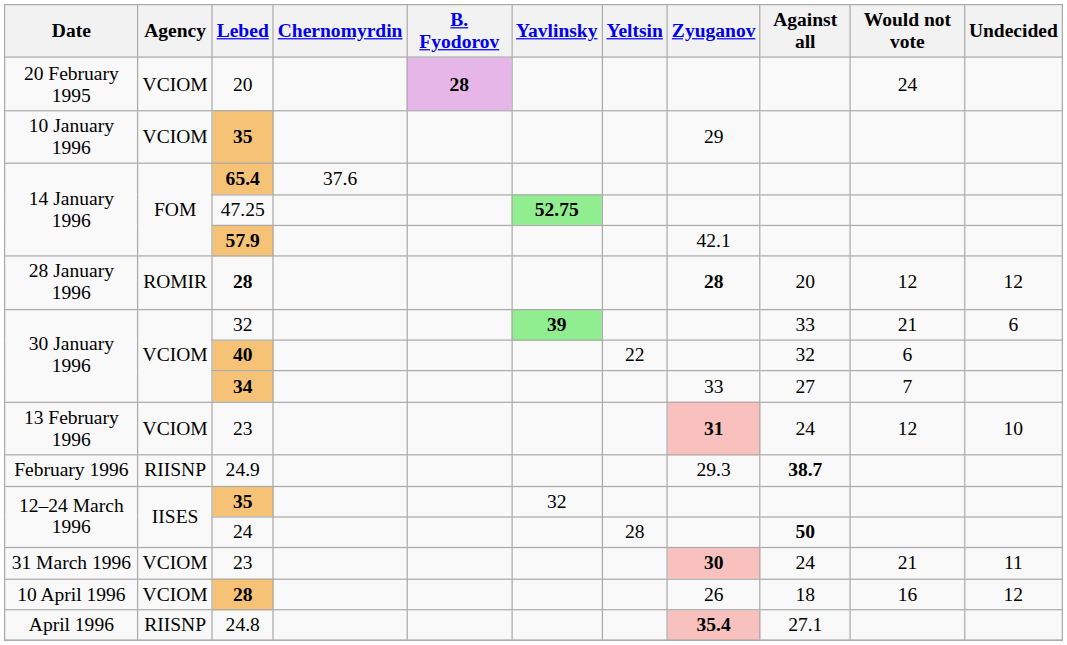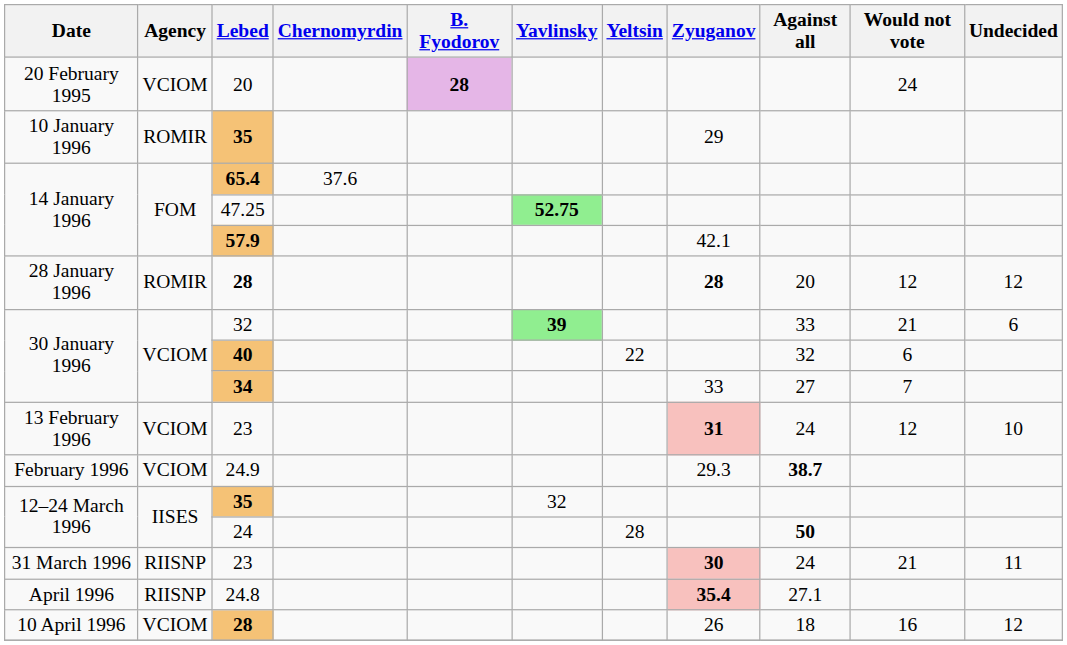(175, 136) VCIOM -> (175, 136) ROMIR
(175, 470) RIISNP -> (175, 470) VCIOM
(175, 563) VCIOM -> (175, 563) RIISNP
rows swapped: (71, 594) <-> (71, 625)
